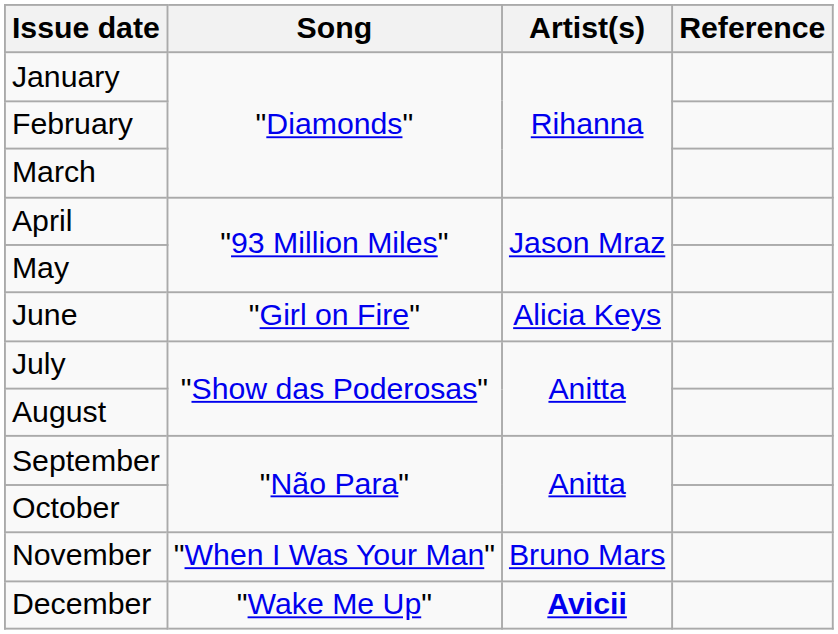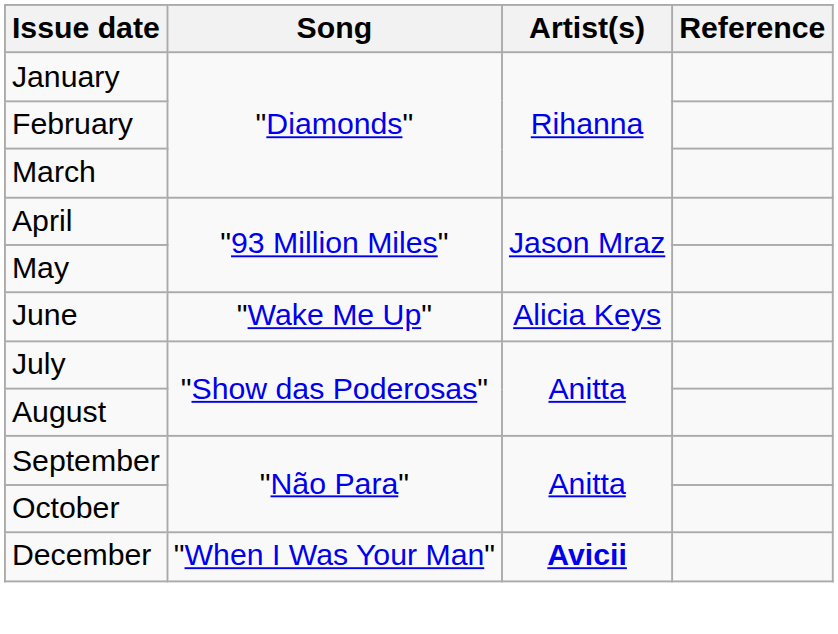(334, 316) "Girl on Fire" -> (334, 316) "Wake Me Up"
- row: (82, 556)
(334, 603) "Wake Me Up" -> (334, 556) "When I Was Your Man"
